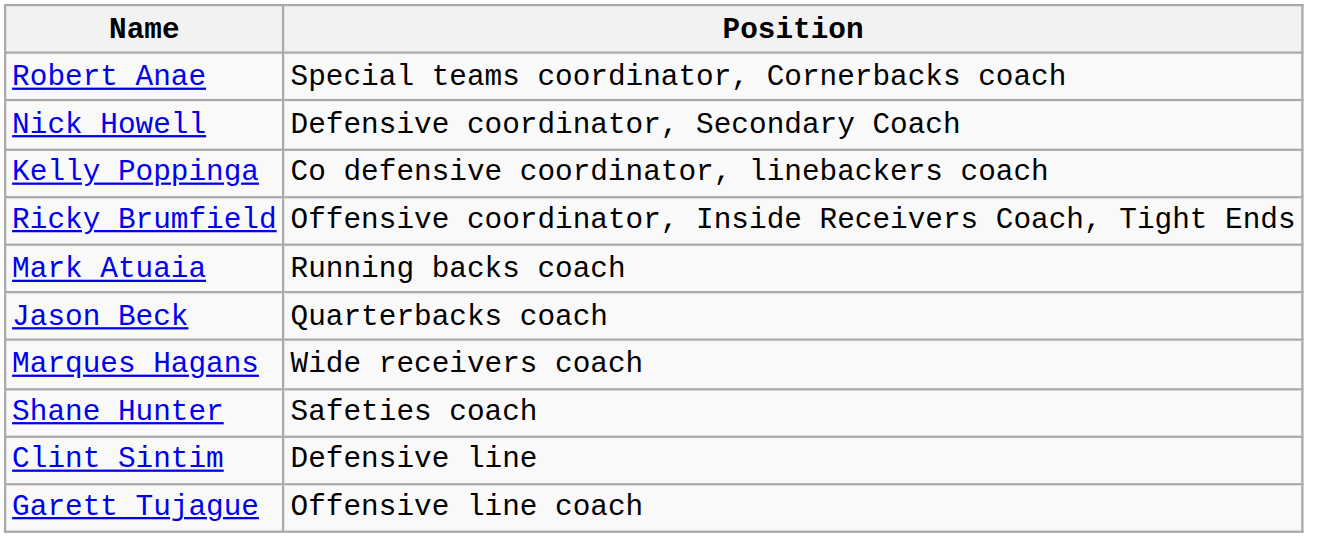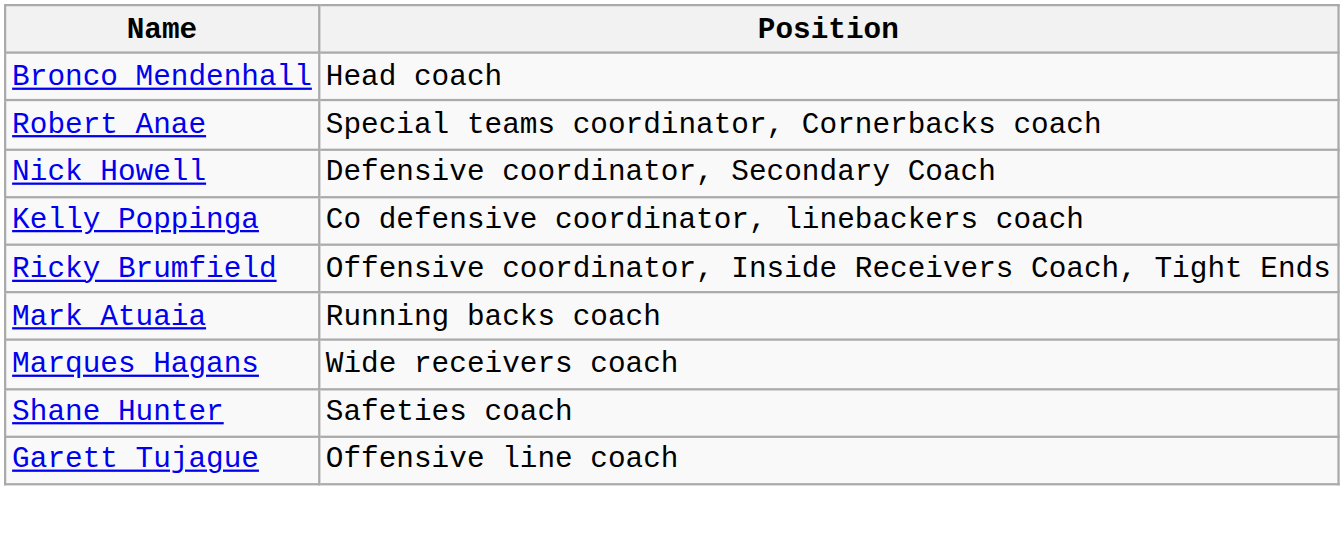+ row: (162, 77)
- row: (100, 316)
- row: (118, 460)
